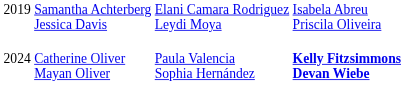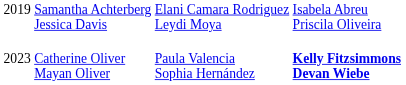(17, 58) 2024 -> (17, 58) 2023
